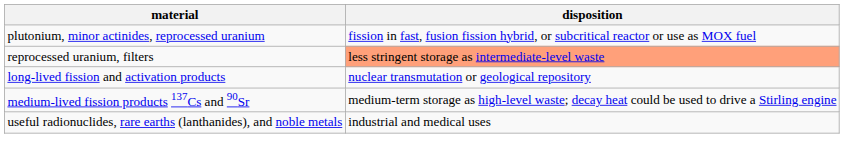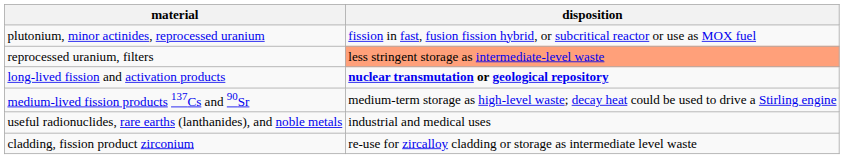(470, 77) normal -> (478, 77) bold
+ row: (101, 143)
